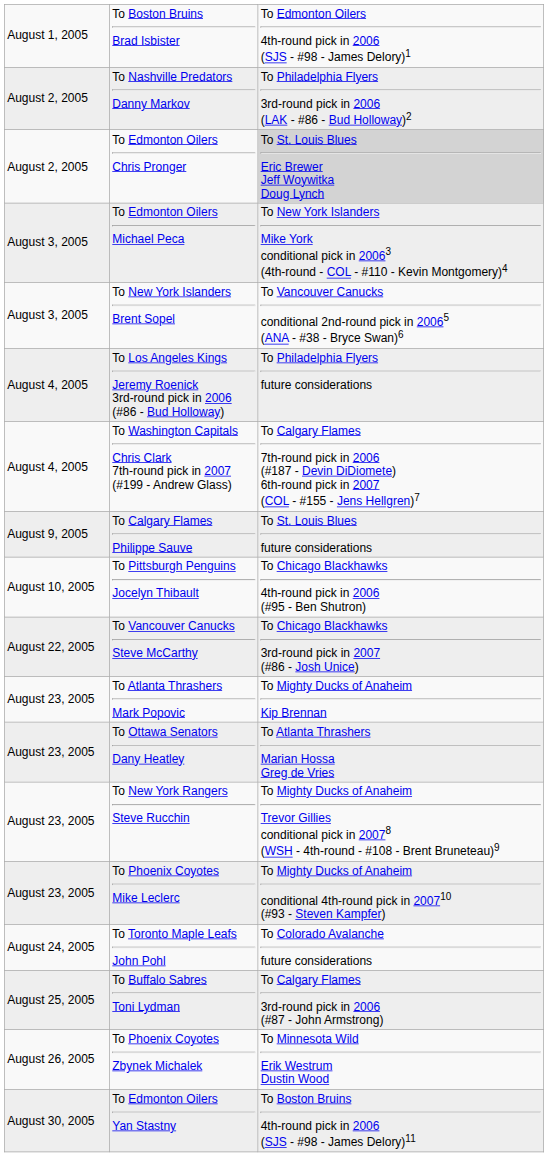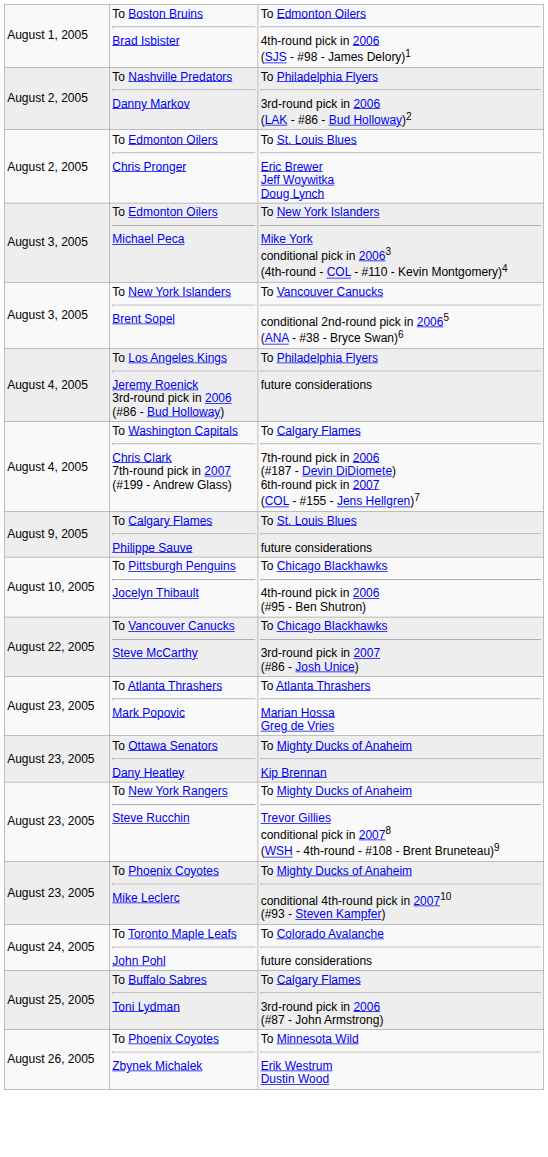(401, 166) lightgrey background -> (401, 166) no background
(401, 699) To Mighty Ducks of Anaheim Kip Brennan -> (401, 706) To Atlanta Thrashers Marian Hossa Greg de Vries
(401, 752) To Atlanta Thrashers Marian Hossa Greg de Vries -> (401, 759) To Mighty Ducks of Anaheim Kip Brennan
- row: (184, 1112)
